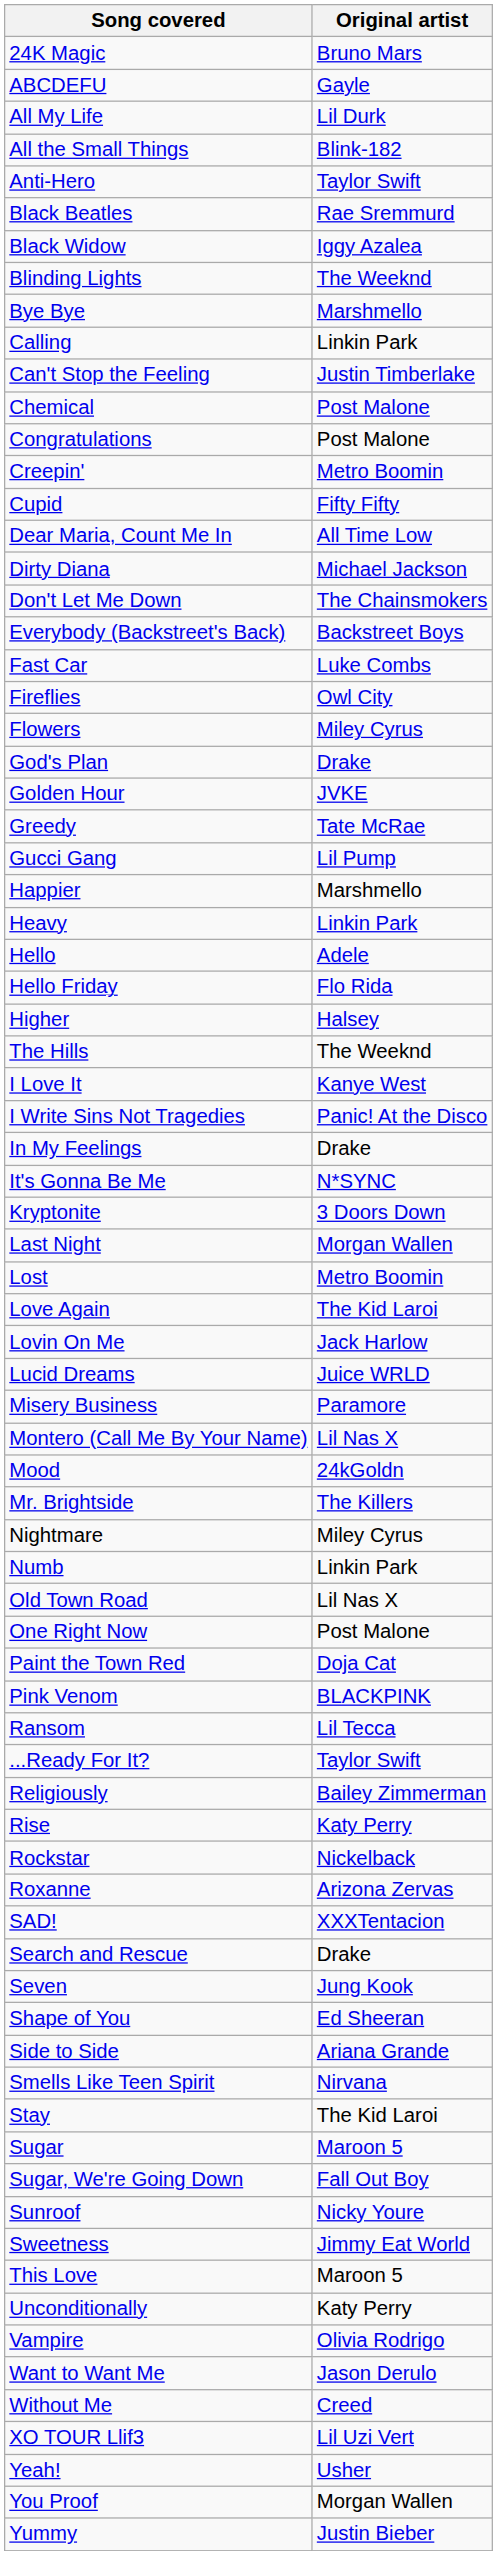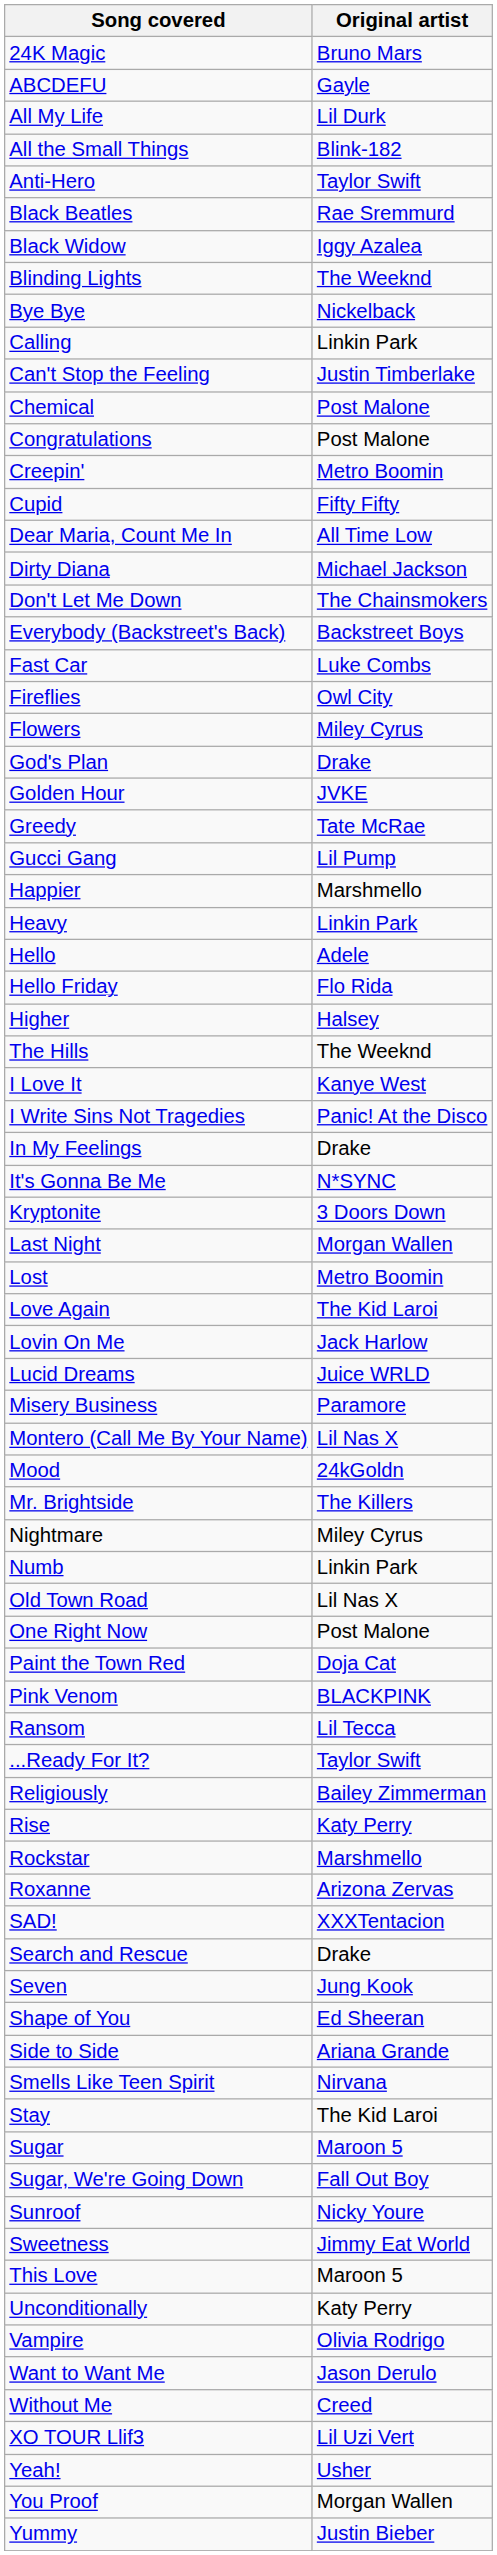(369, 310) Marshmello -> (366, 310) Nickelback
(366, 1857) Nickelback -> (369, 1857) Marshmello
